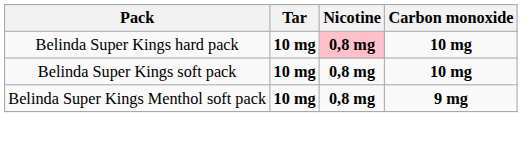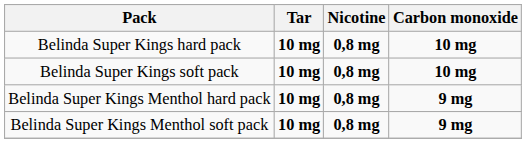(352, 44) pink background -> (357, 44) no background
+ row: (139, 98)
